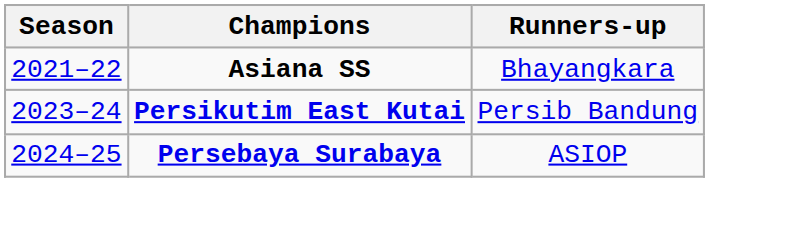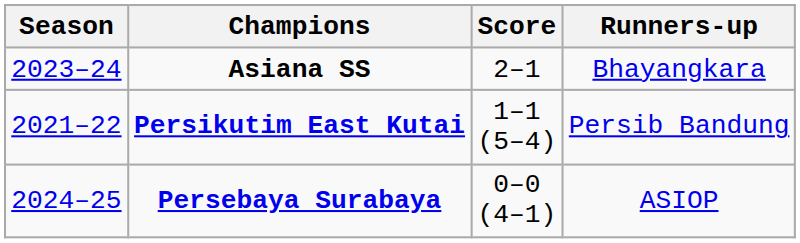+ column: (517, 26)
(66, 69) 2021–22 -> (66, 69) 2023–24
(66, 112) 2023–24 -> (66, 127) 2021–22
